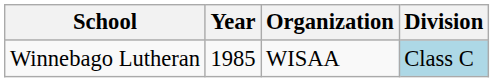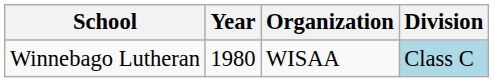(233, 58) 1985 -> (233, 58) 1980
